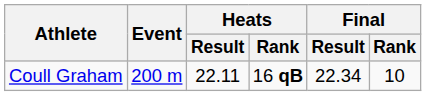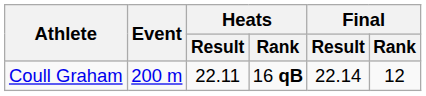(338, 76) 22.34 -> (338, 76) 22.14
(395, 76) 10 -> (395, 76) 12
